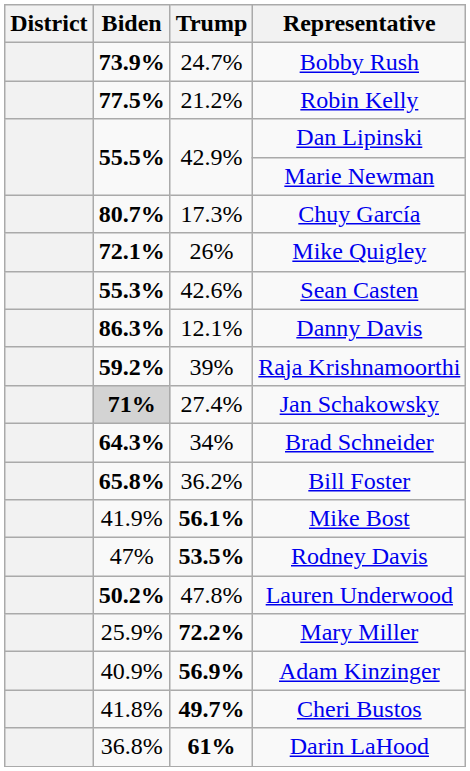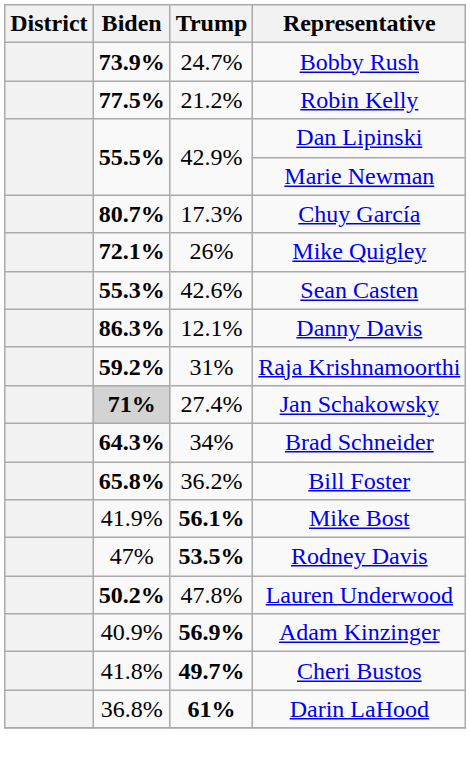(211, 366) 39% -> (211, 366) 31%
- row: (359, 632)
